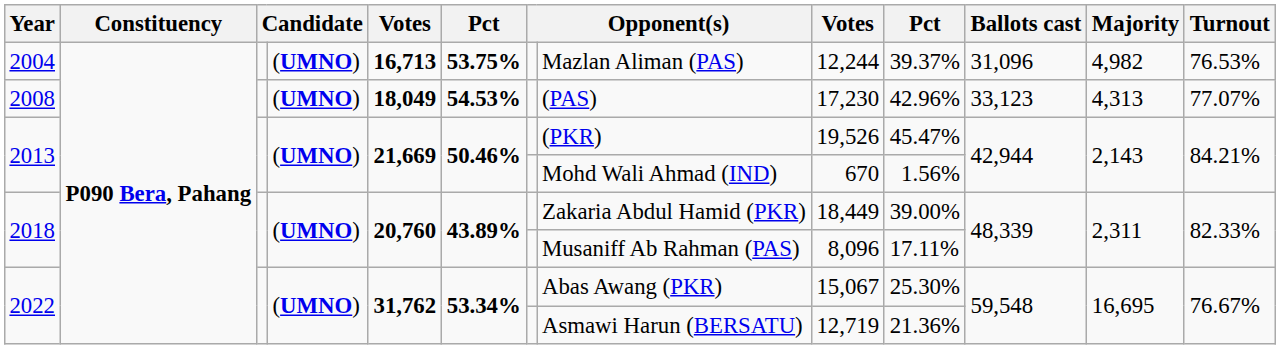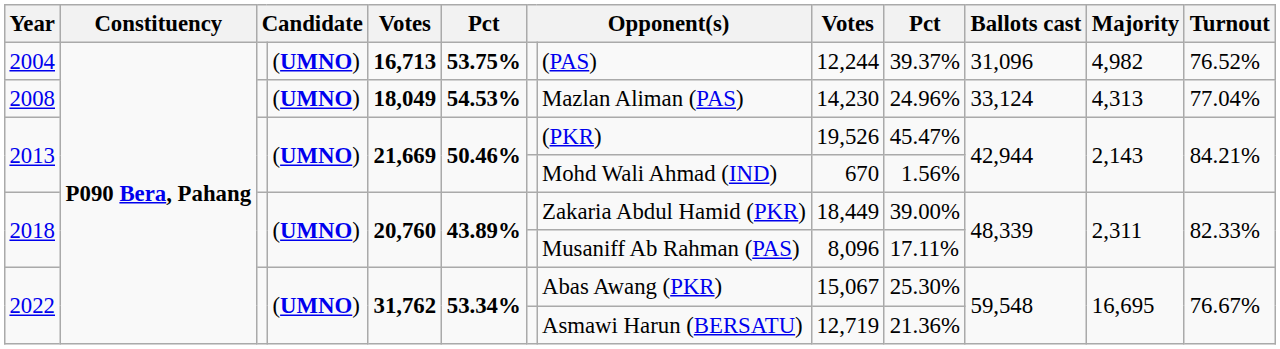(643, 60) Mazlan Aliman (PAS) -> (569, 60) (PAS)
(1225, 60) 76.53% -> (1225, 60) 76.52%
(569, 98) (PAS) -> (643, 98) Mazlan Aliman (PAS)
(848, 98) 17,230 -> (848, 98) 14,230
(925, 98) 42.96% -> (925, 98) 24.96%
(1002, 98) 33,123 -> (1002, 98) 33,124
(1225, 98) 77.07% -> (1225, 98) 77.04%
